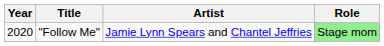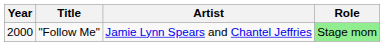(20, 32) 2020 -> (20, 32) 2000
